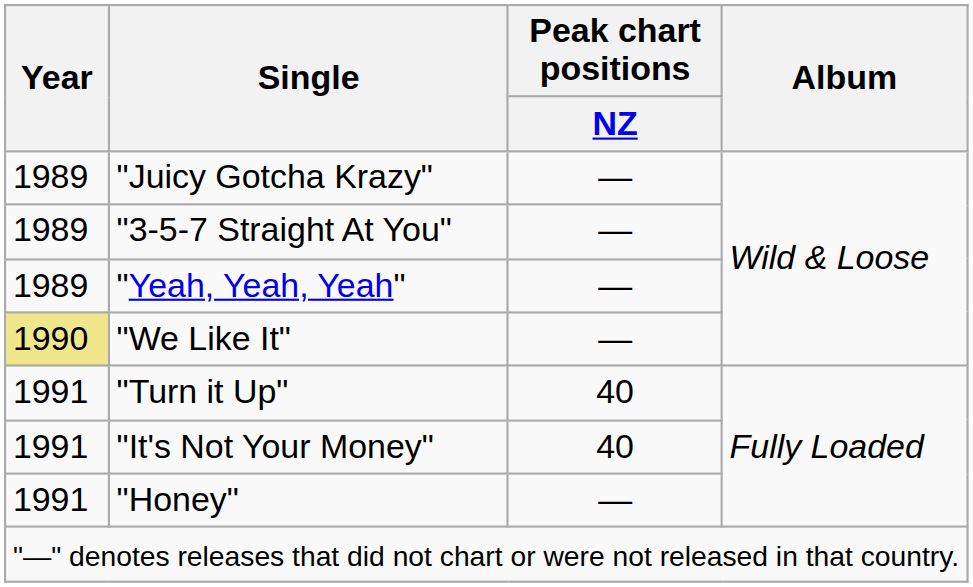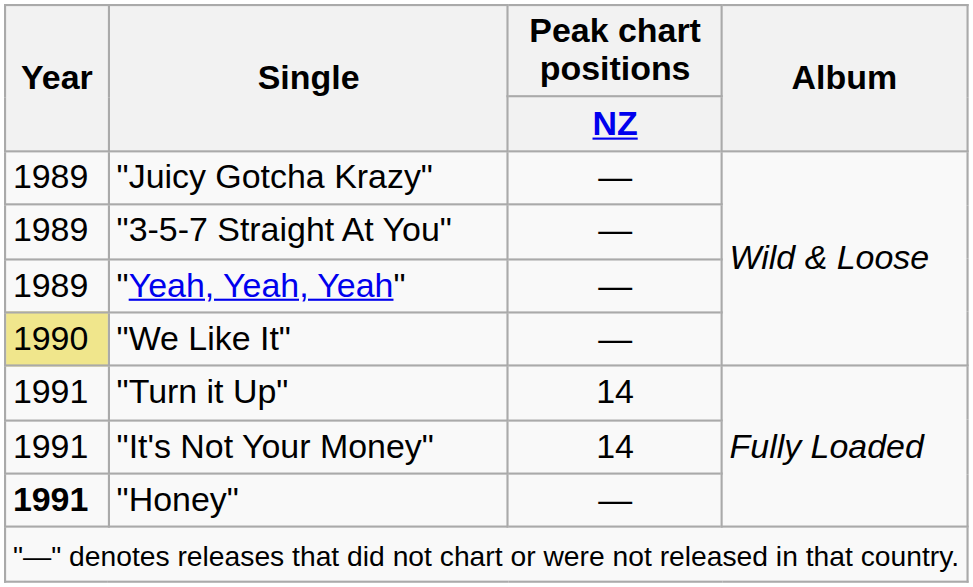(615, 392) 40 -> (615, 392) 14
(615, 446) 40 -> (615, 446) 14
(51, 499) normal -> (51, 499) bold
